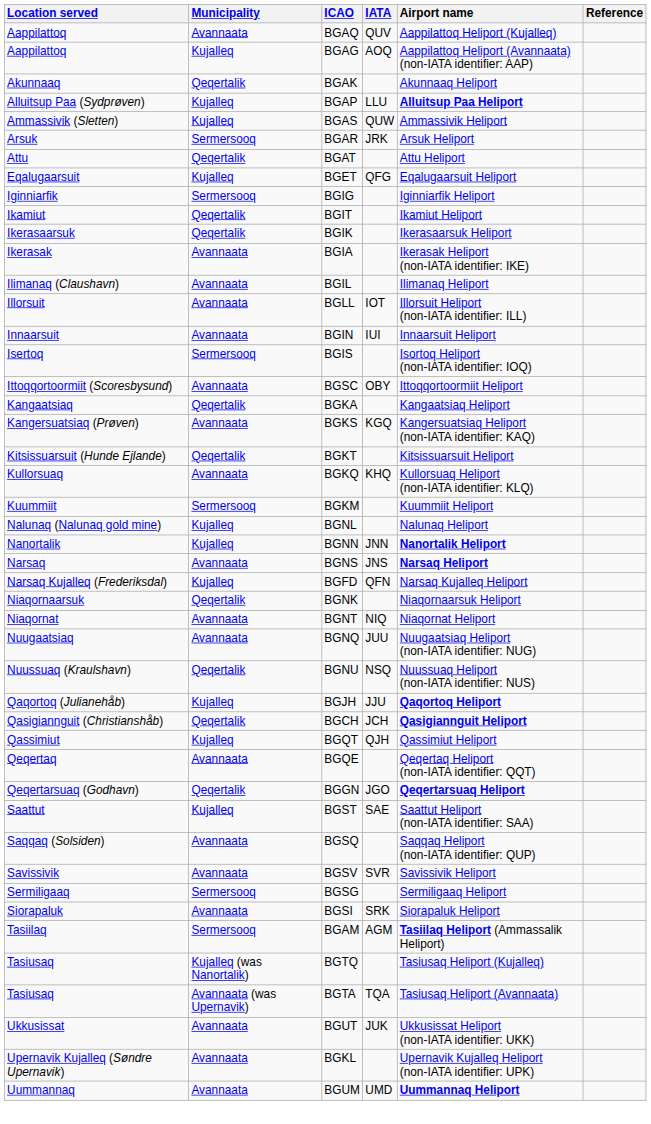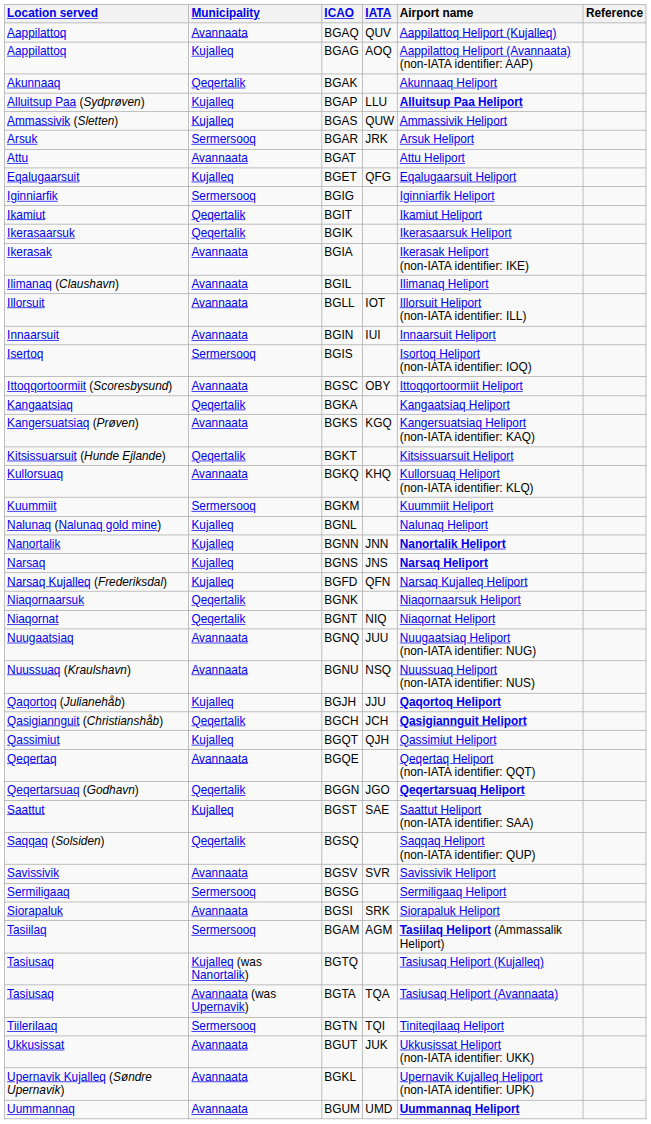(218, 158) Qeqertalik -> (220, 158) Avannaata
(220, 563) Avannaata -> (212, 563) Kujalleq
(220, 619) Avannaata -> (218, 619) Qeqertalik
(218, 670) Qeqertalik -> (220, 670) Avannaata
(220, 841) Avannaata -> (218, 841) Qeqertalik
+ row: (341, 1026)
